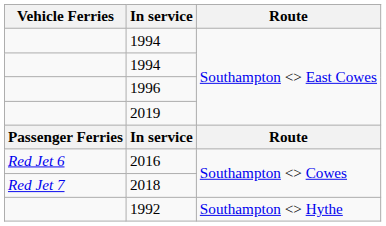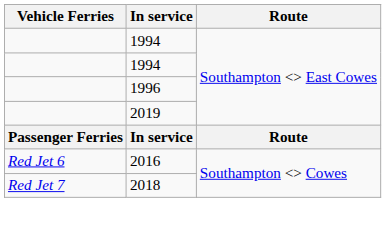- row: (65, 209)
